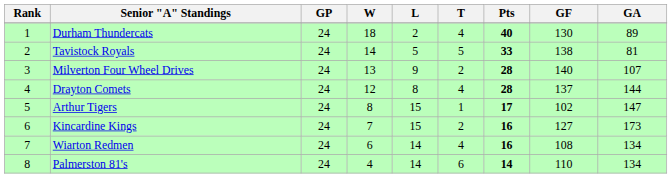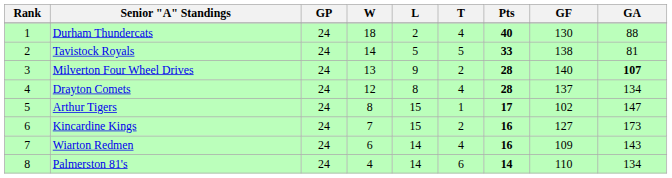(632, 32) 89 -> (632, 32) 88
(632, 70) normal -> (632, 70) bold
(632, 88) 144 -> (632, 88) 134
(564, 145) 108 -> (564, 145) 109
(632, 145) 134 -> (632, 145) 143
